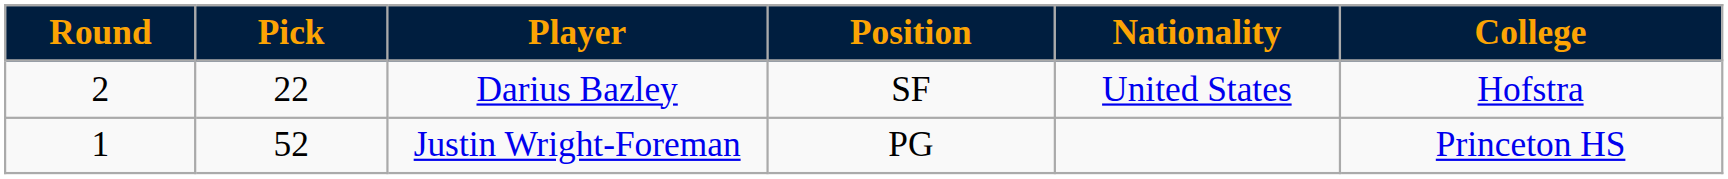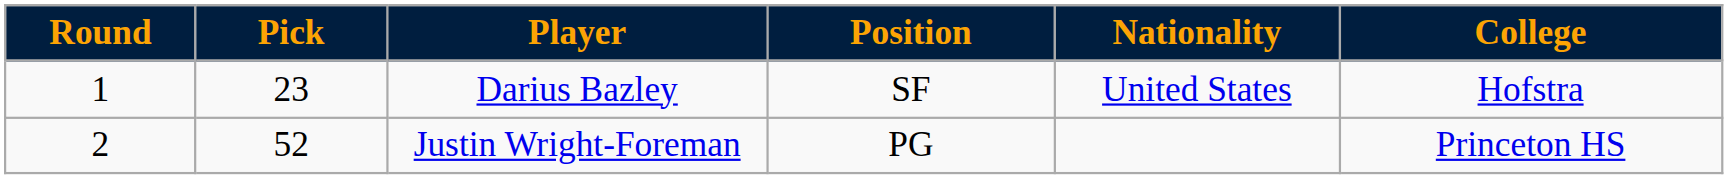(100, 88) 2 -> (100, 88) 1
(291, 88) 22 -> (291, 88) 23
(100, 144) 1 -> (100, 144) 2
